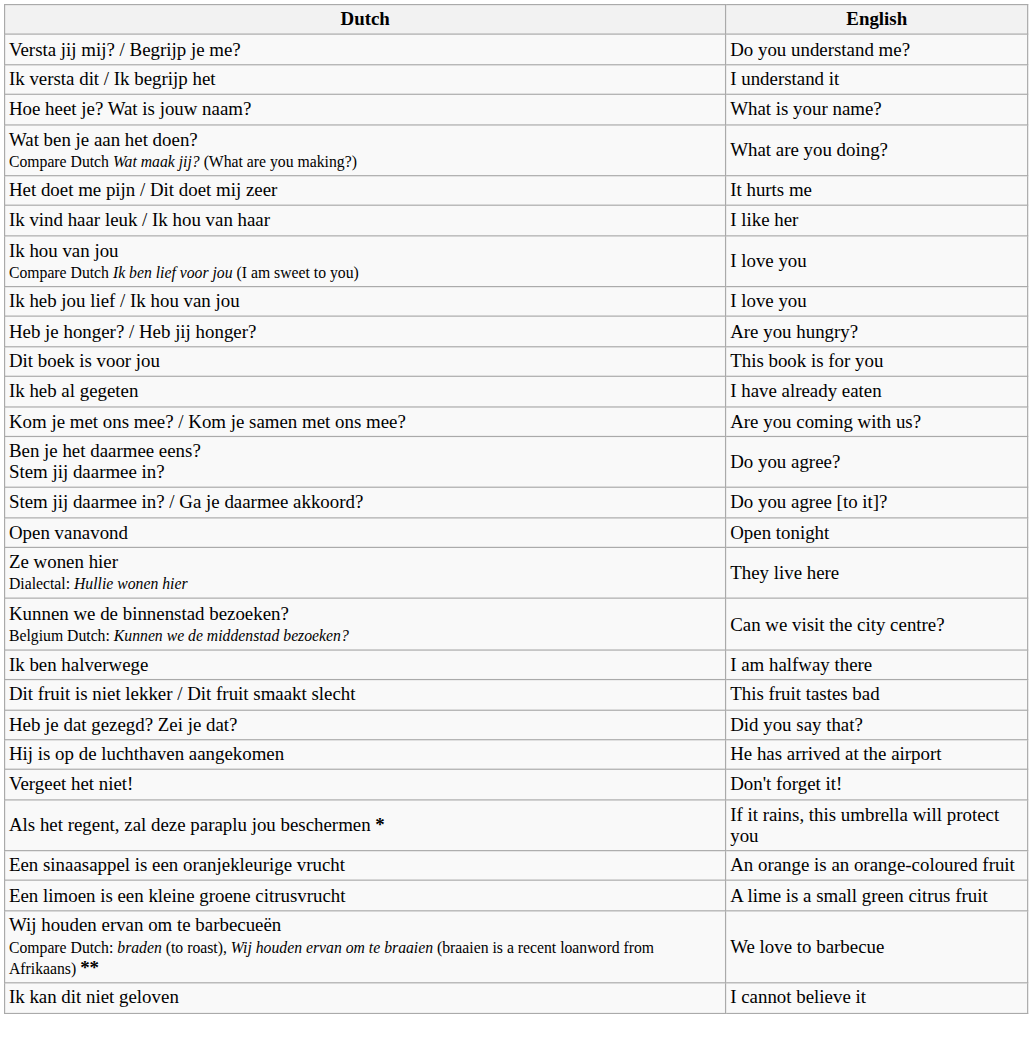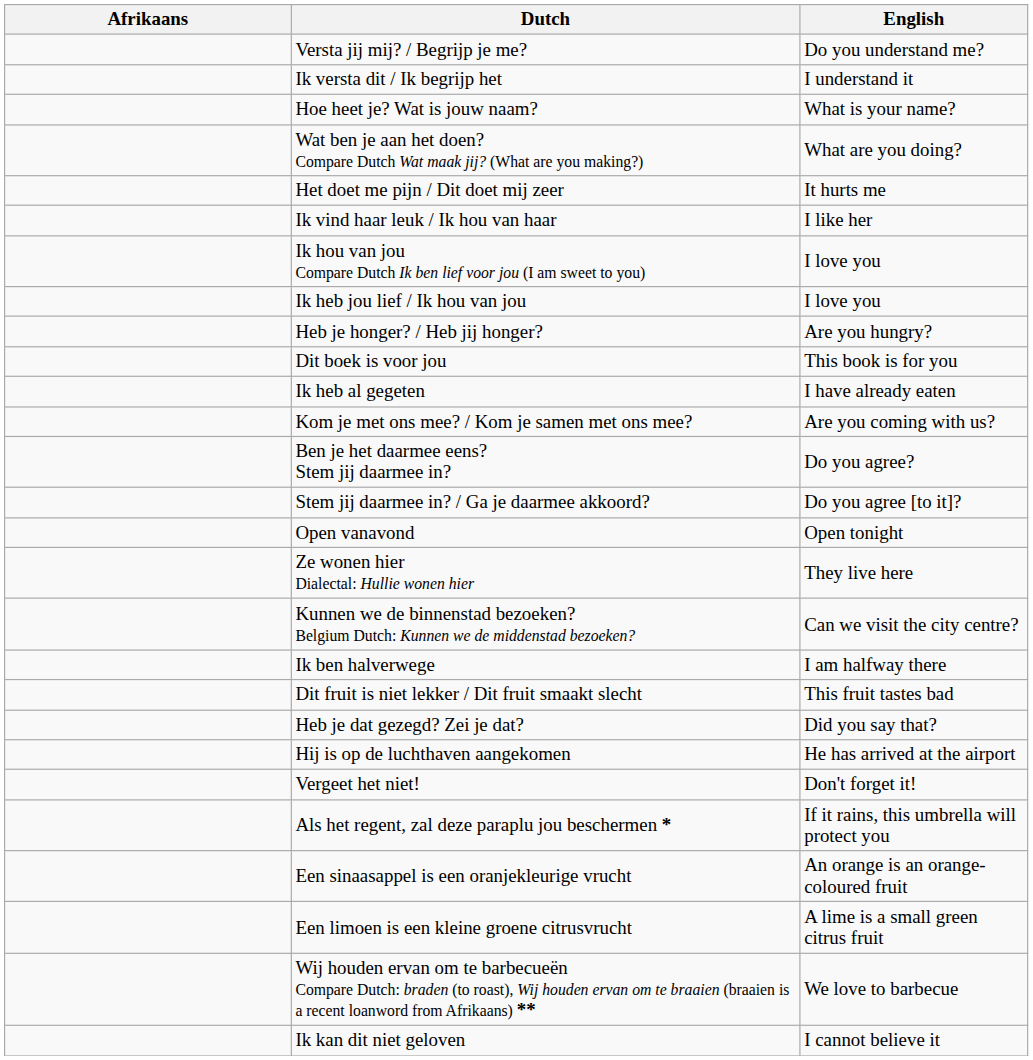+ column: (148, 19)
